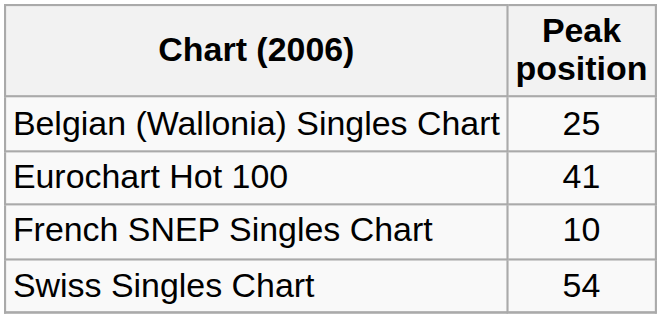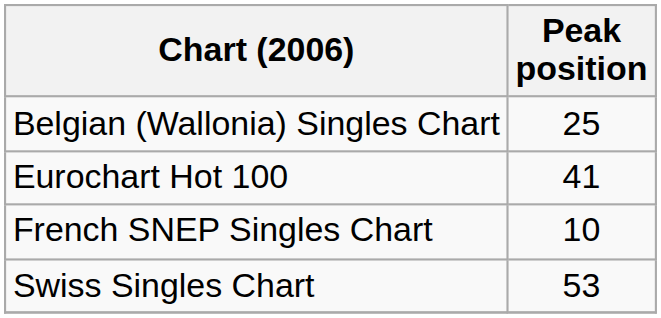(581, 284) 54 -> (581, 284) 53
